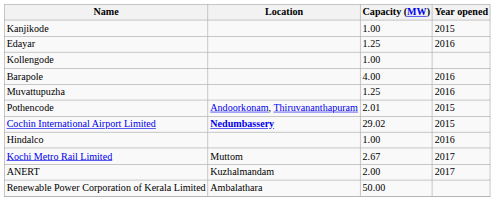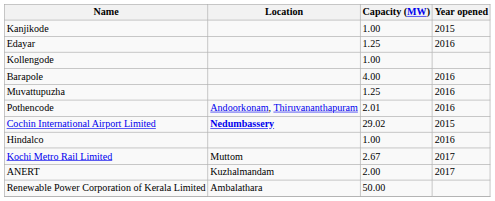(445, 108) 2015 -> (445, 108) 2016
